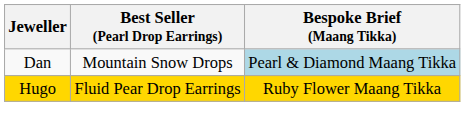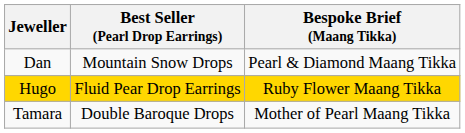(352, 62) lightblue background -> (352, 62) no background
+ row: (38, 114)
